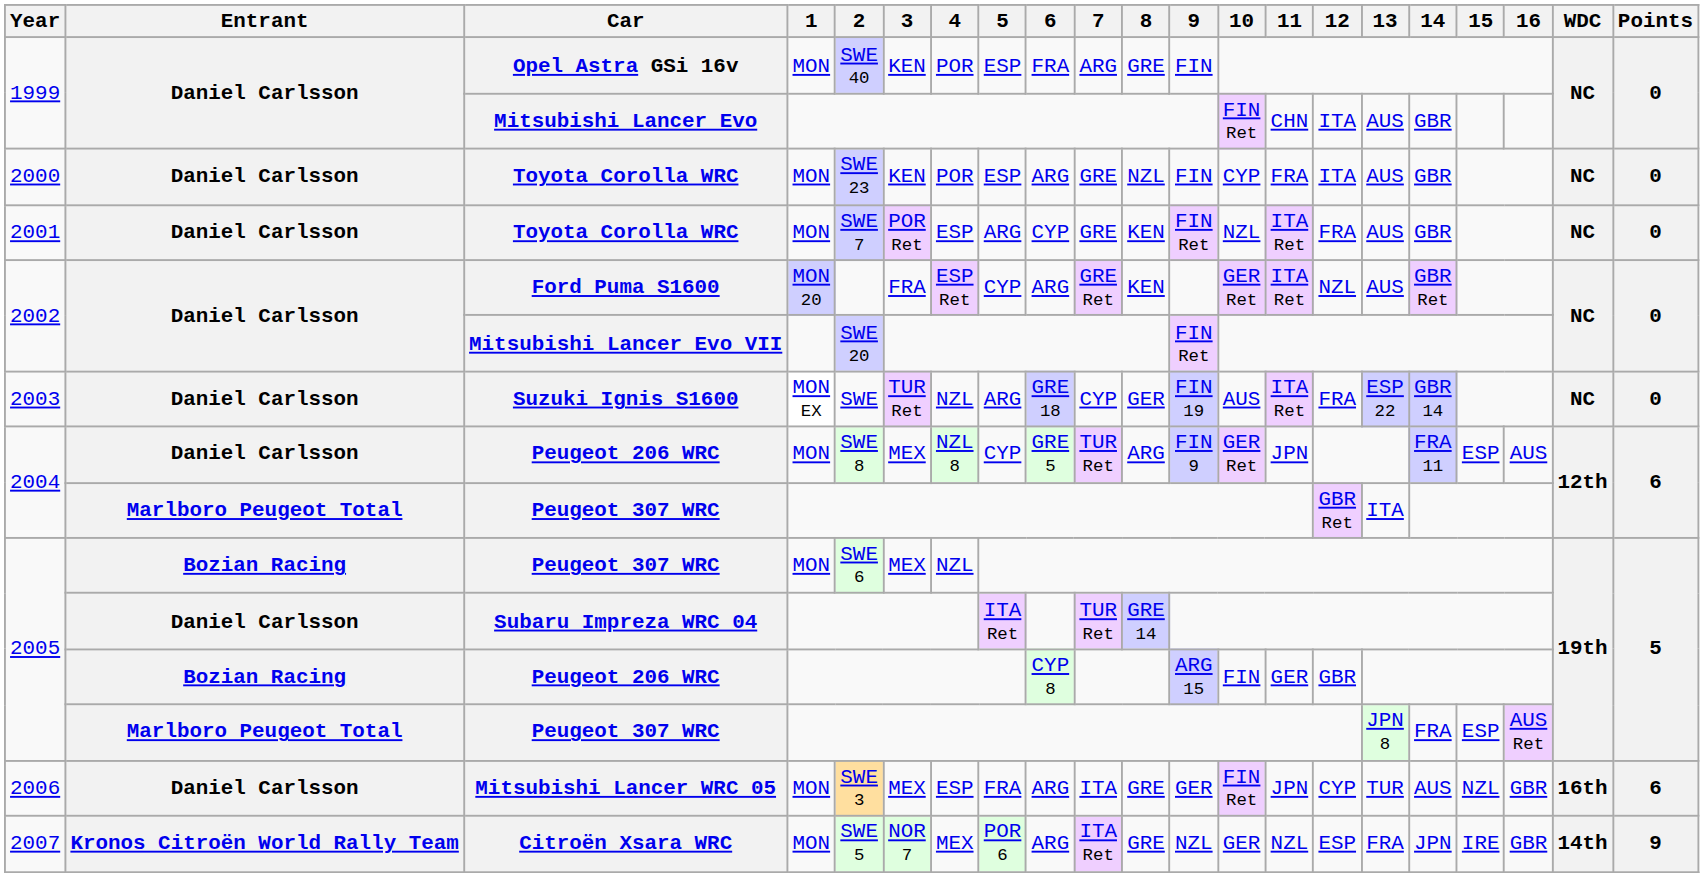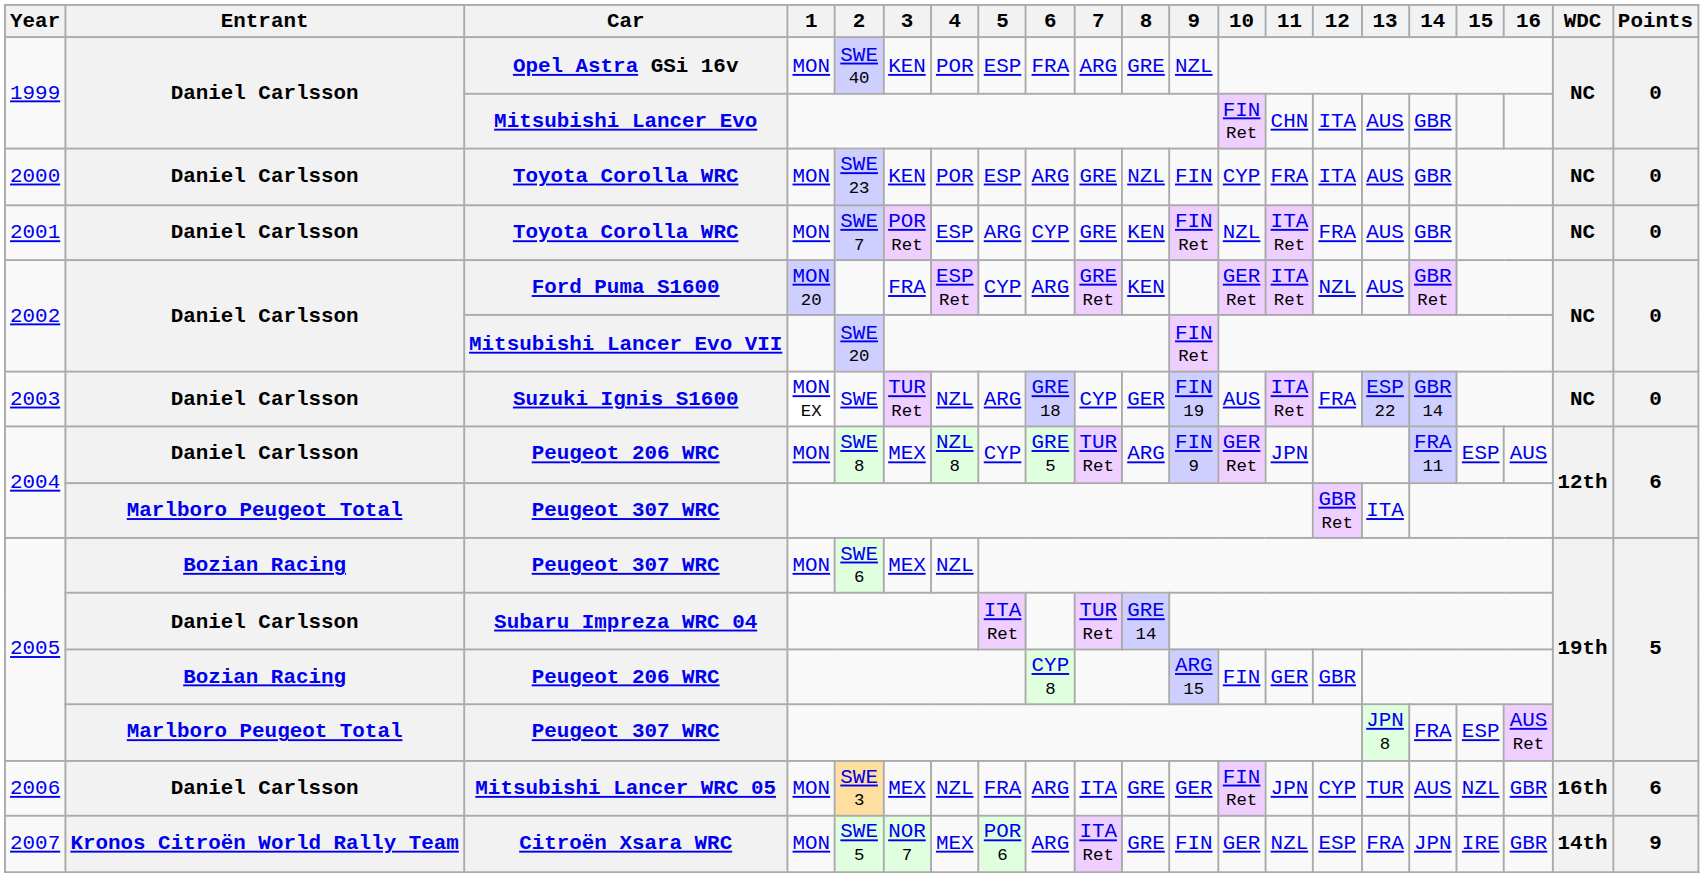(1194, 66) FIN -> (1194, 66) NZL
(955, 788) ESP -> (955, 788) NZL
(1194, 844) NZL -> (1194, 844) FIN
